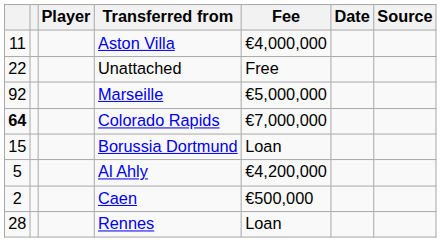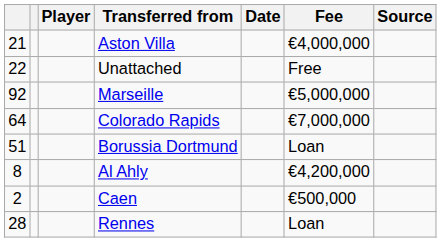columns swapped: (286, 17) <-> (352, 17)
(17, 43) 11 -> (17, 43) 21
(17, 120) bold -> (17, 120) normal
(17, 146) 15 -> (17, 146) 51
(17, 172) 5 -> (17, 172) 8
